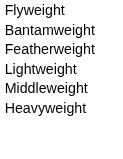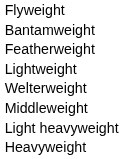+ row: (46, 89)
+ row: (62, 128)
